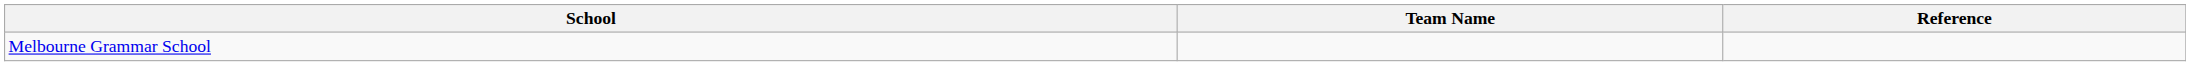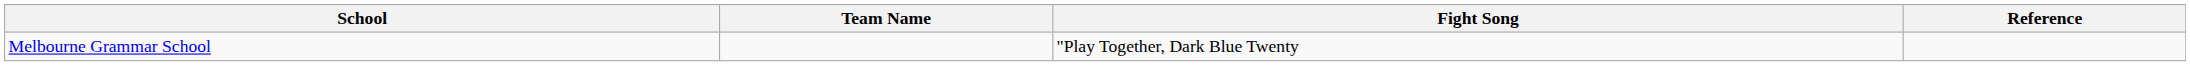+ column: (1478, 18)
